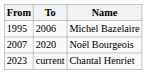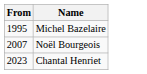- column: (50, 12)
